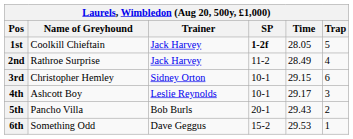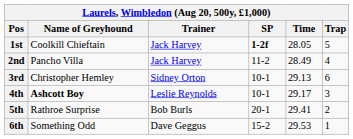(65, 61) Rathroe Surprise -> (57, 61) Pancho Villa
(299, 77) 29.15 -> (299, 77) 29.13
(56, 93) normal -> (57, 93) bold
(57, 110) Pancho Villa -> (65, 110) Rathroe Surprise
(299, 110) 29.43 -> (299, 110) 29.41
